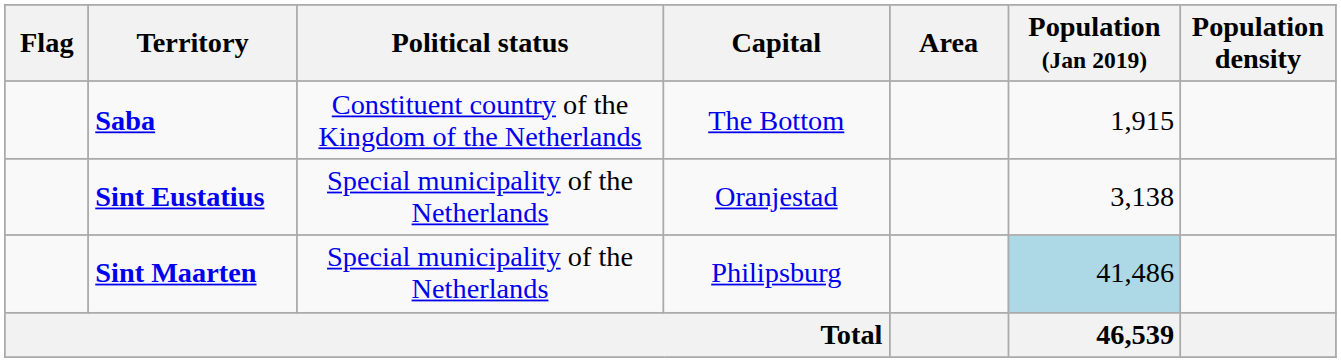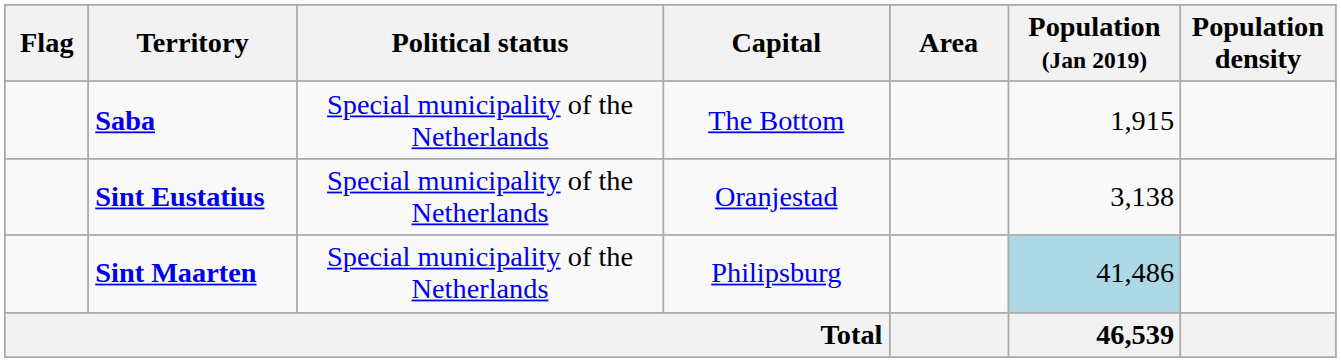(480, 119) Constituent country of the Kingdom of the Netherlands -> (480, 119) Special municipality of the Netherlands
